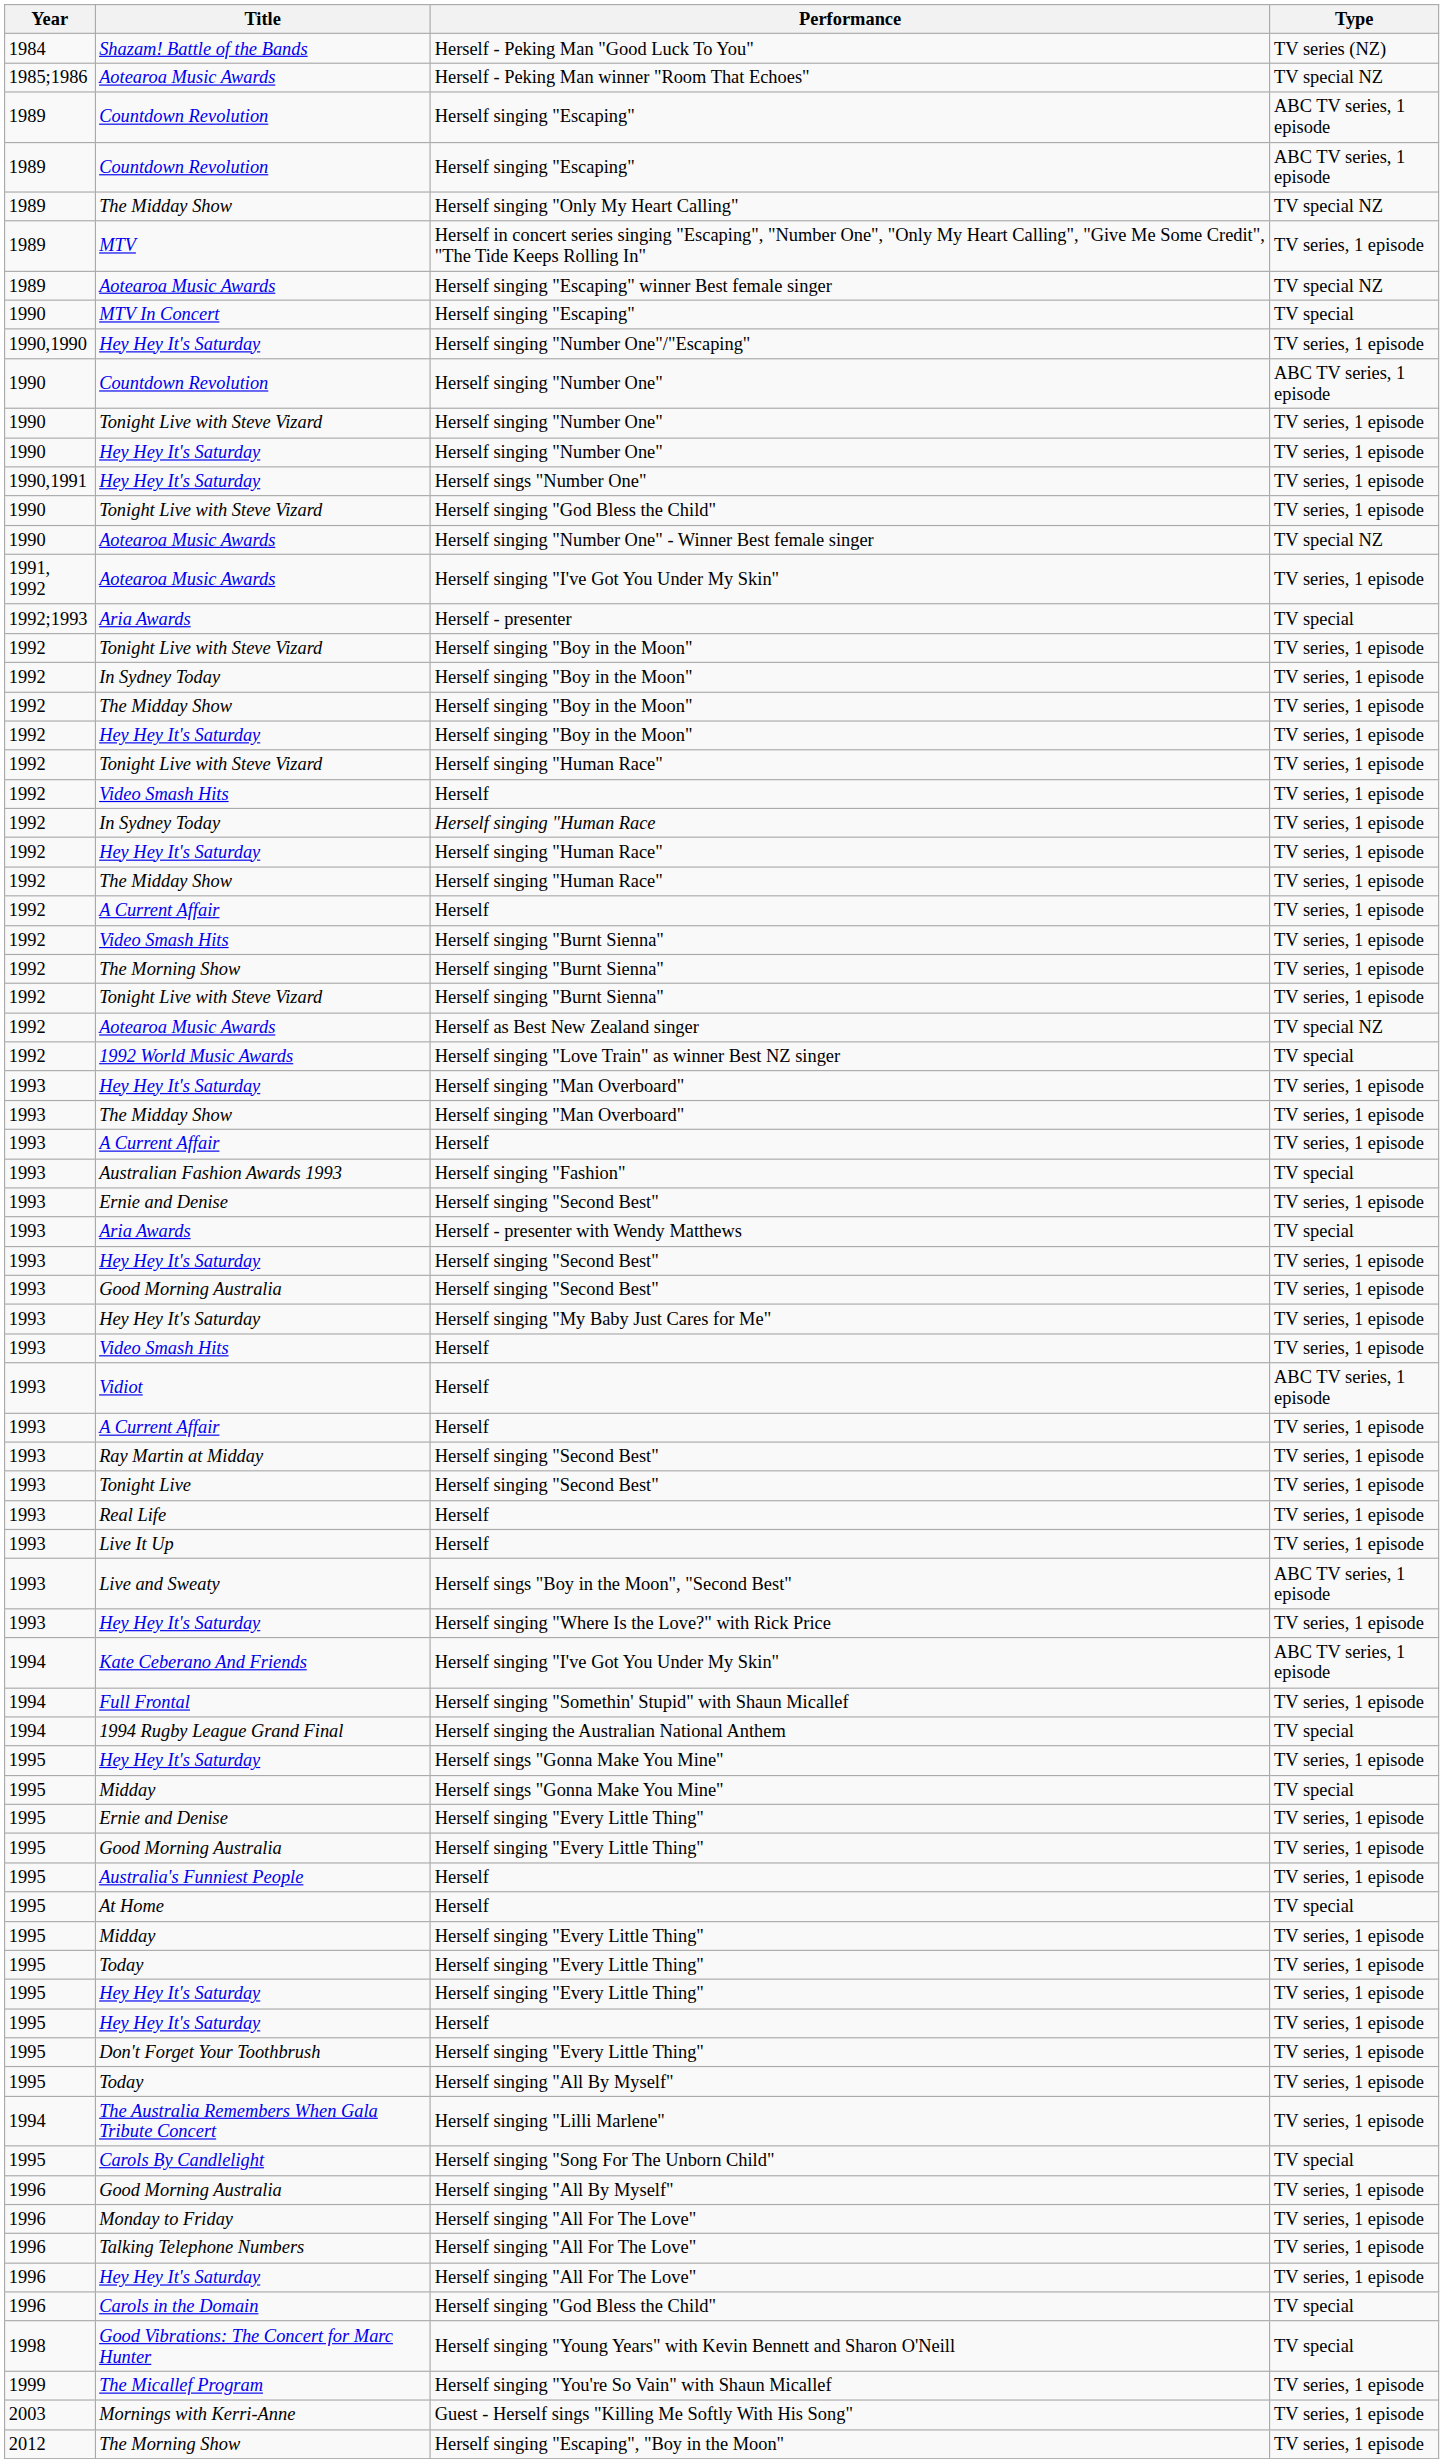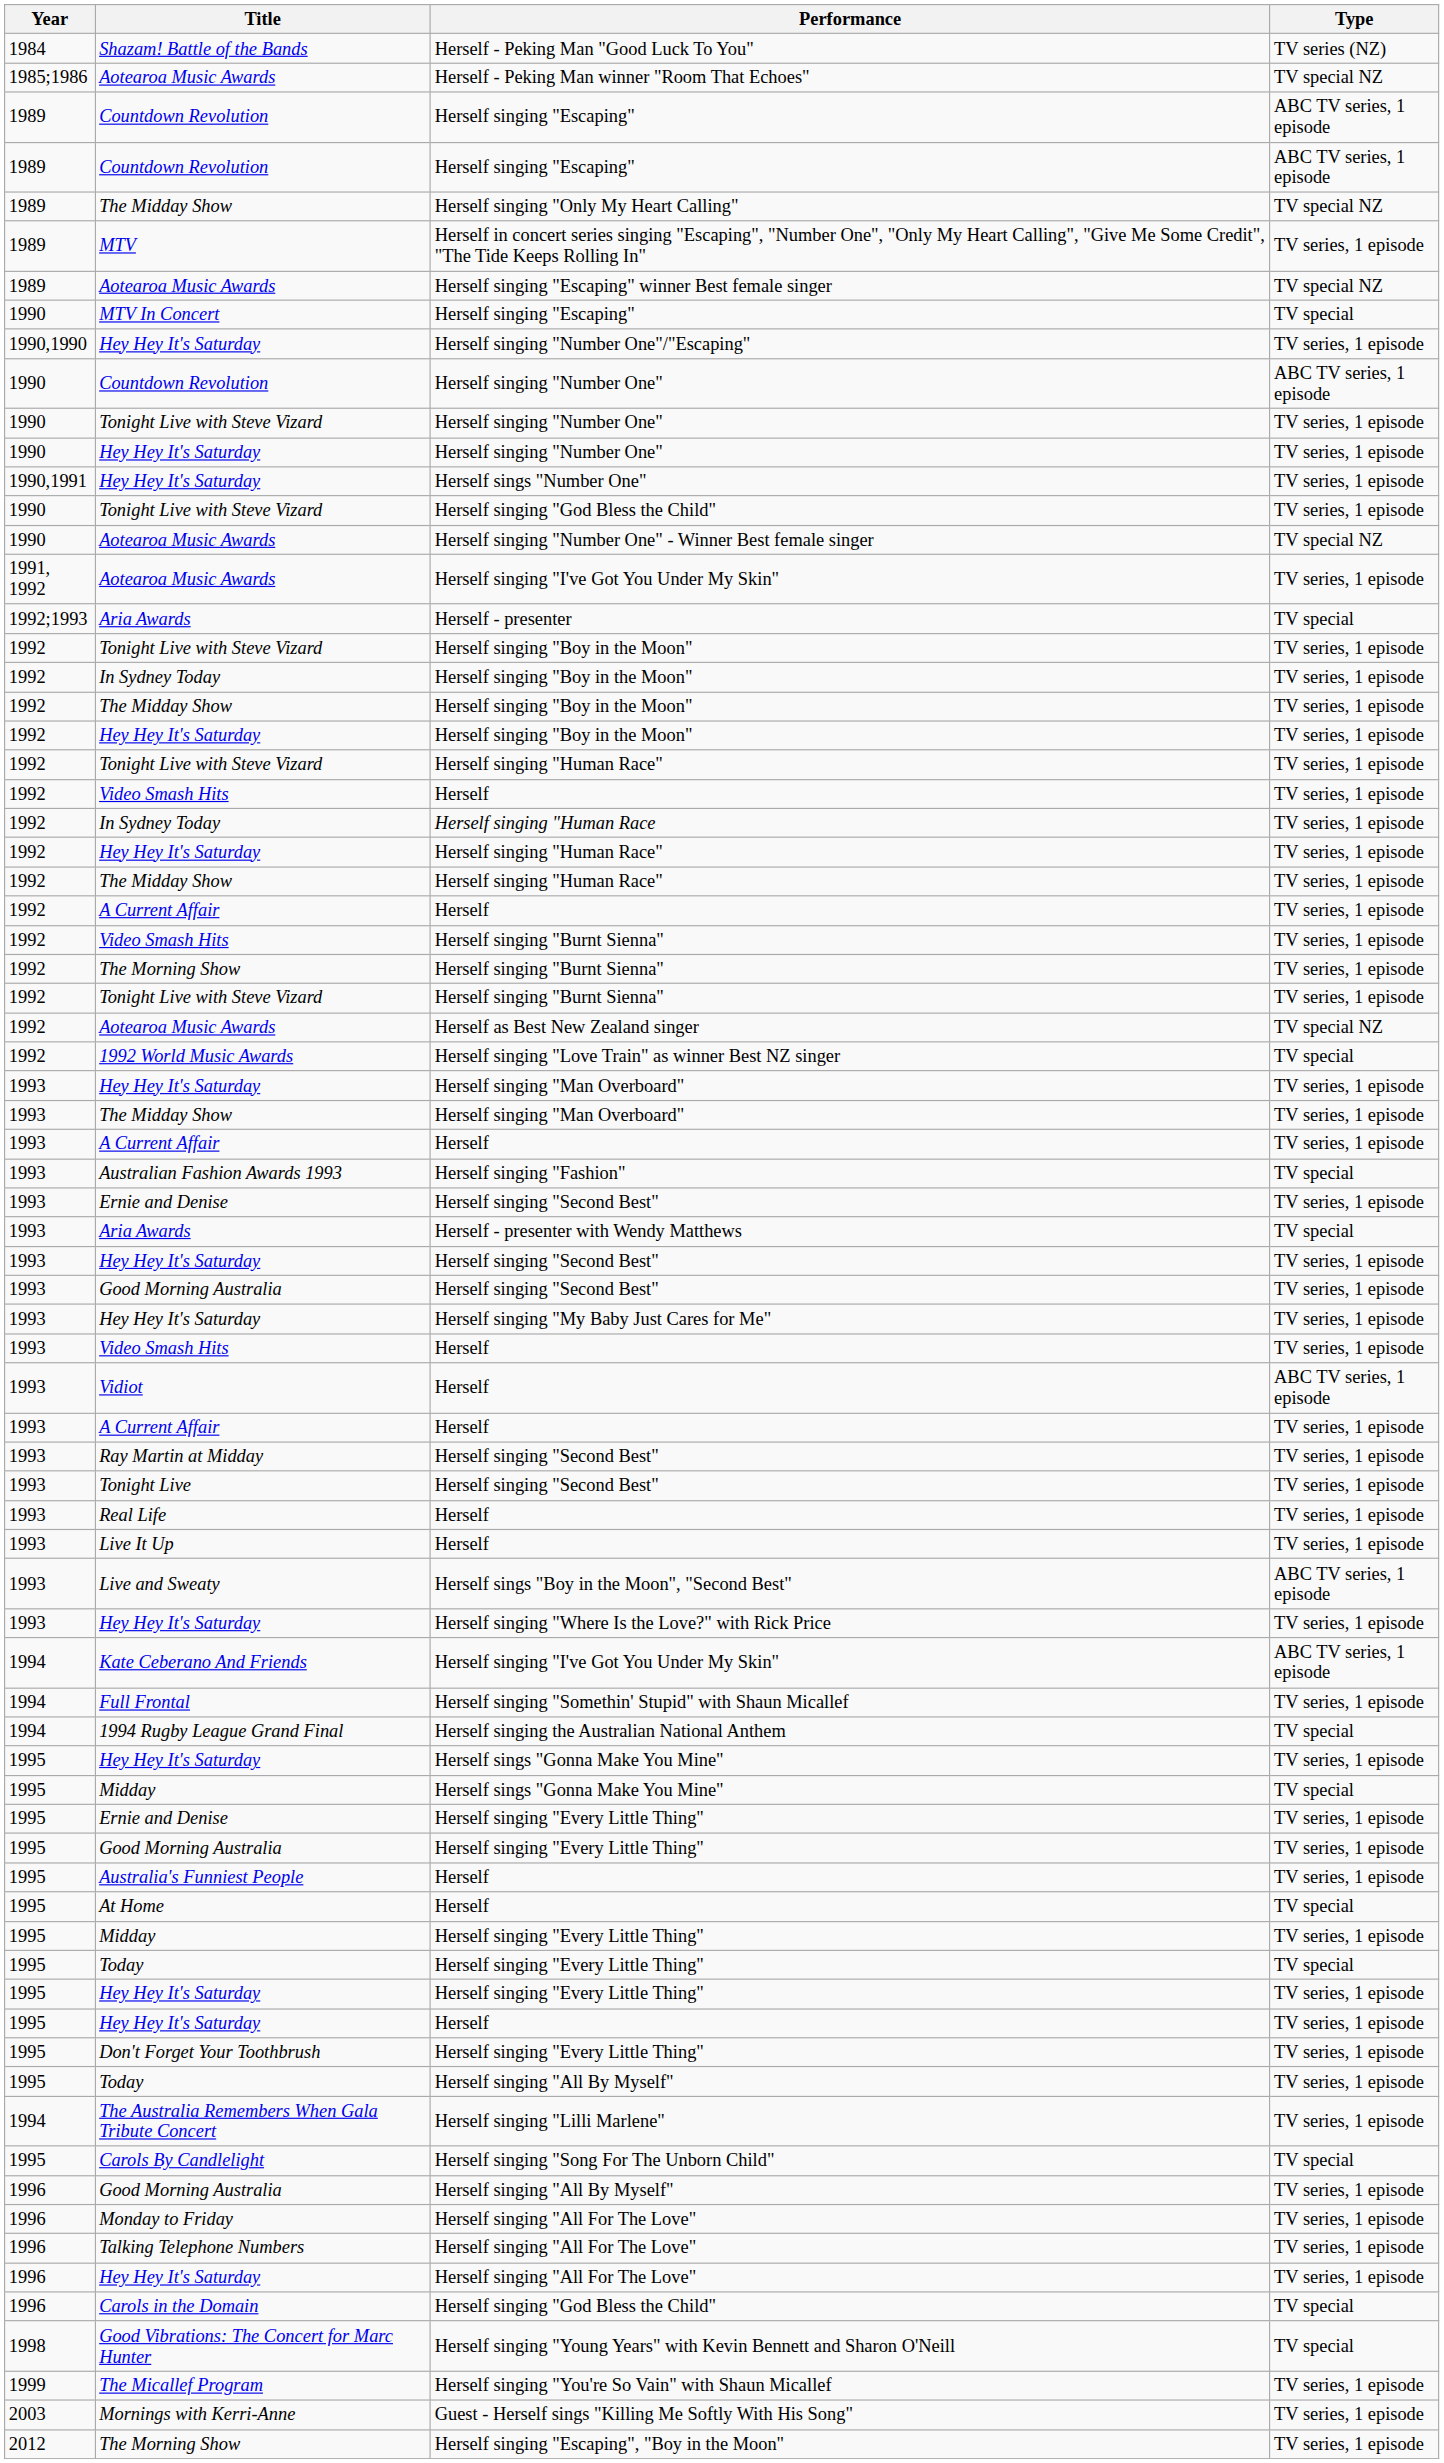(1349, 1964) TV series, 1 episode -> (1314, 1964) TV special
